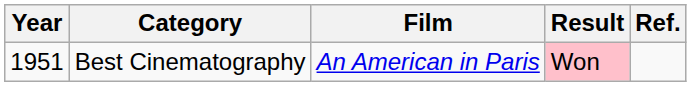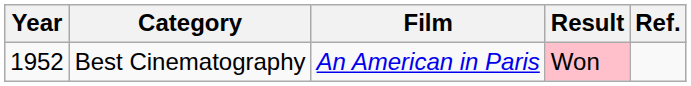(37, 61) 1951 -> (37, 61) 1952
